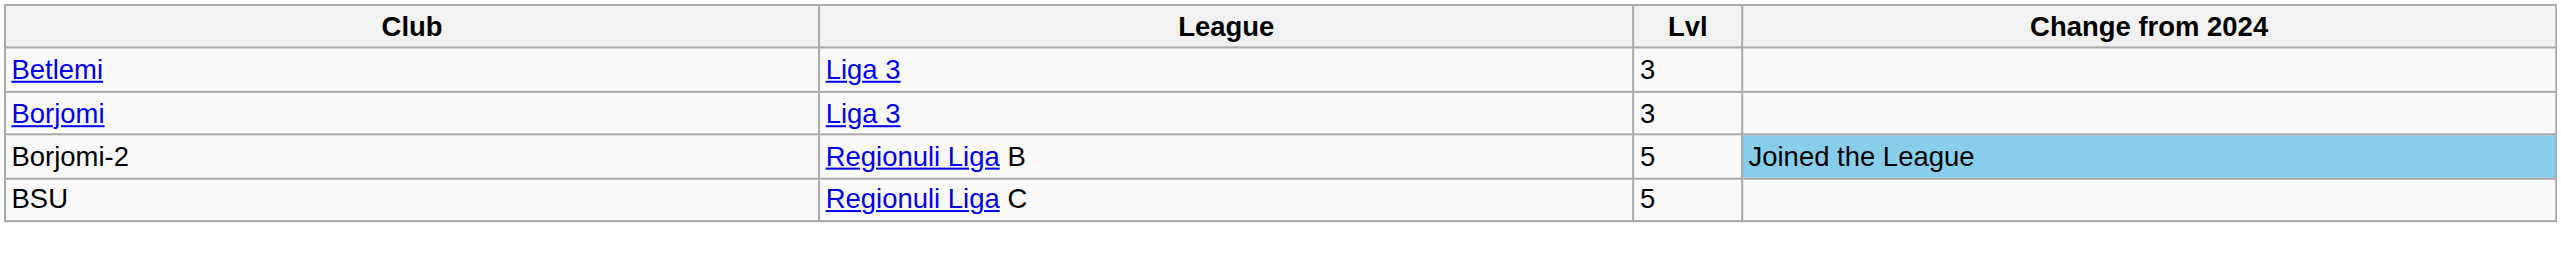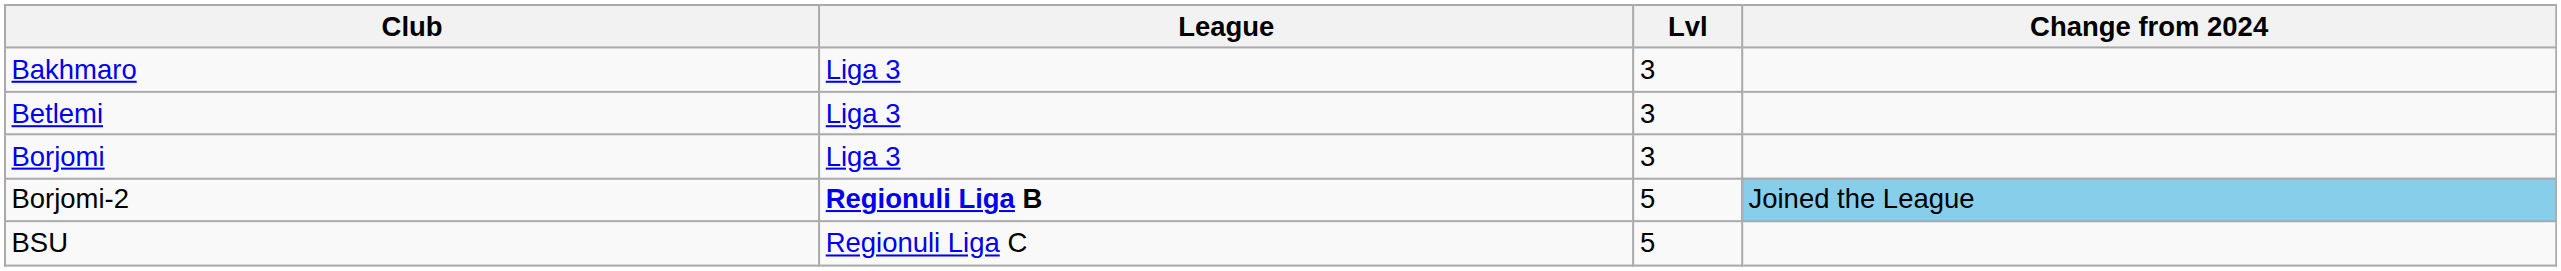+ row: (74, 70)
(926, 156) normal -> (934, 199) bold
